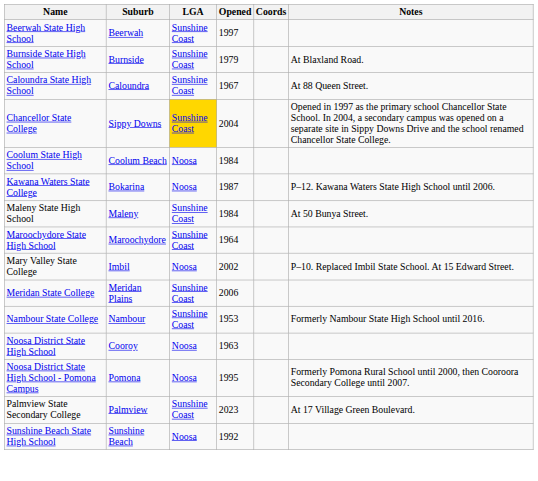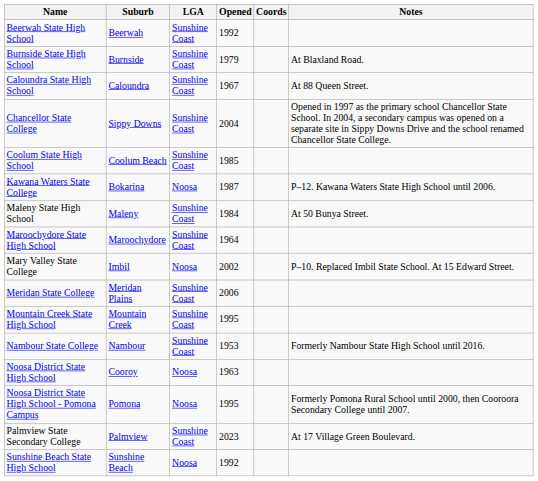(229, 33) 1997 -> (229, 33) 1992
(190, 123) gold background -> (190, 123) no background
(184, 161) Noosa -> (190, 161) Sunshine Coast
(229, 161) 1984 -> (229, 161) 1985
+ row: (49, 319)
